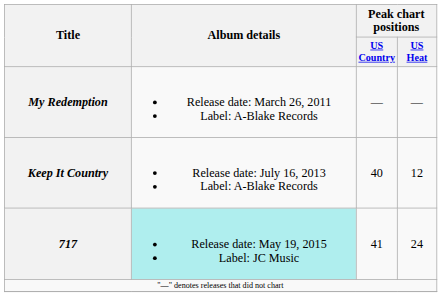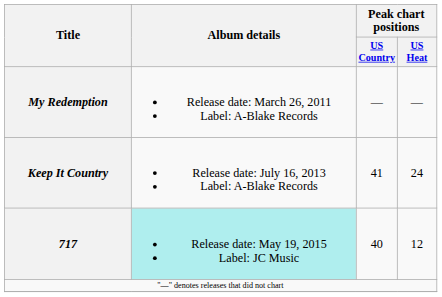(377, 173) 40 -> (377, 173) 41
(417, 173) 12 -> (417, 173) 24
(377, 243) 41 -> (377, 243) 40
(417, 243) 24 -> (417, 243) 12
